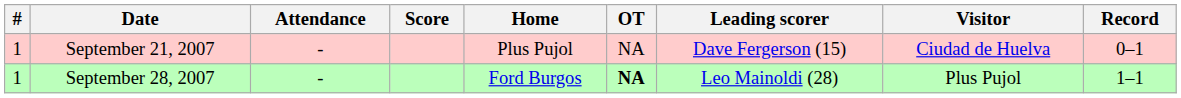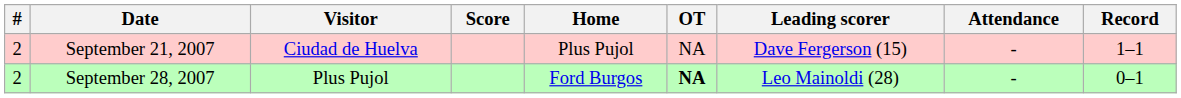columns swapped: (983, 19) <-> (320, 19)
(17, 48) 1 -> (17, 48) 2
(1130, 48) 0–1 -> (1130, 48) 1–1
(17, 78) 1 -> (17, 78) 2
(1130, 78) 1–1 -> (1130, 78) 0–1
